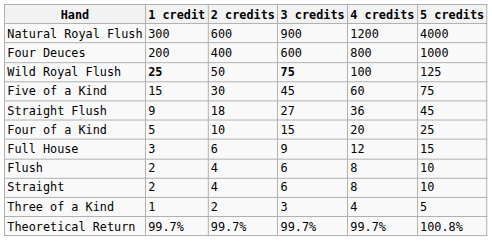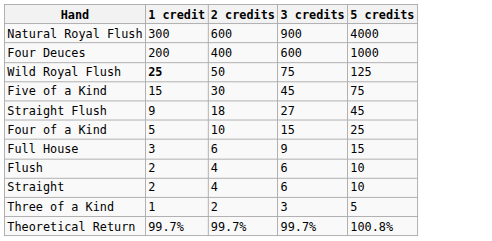- column: (382, 14)
(288, 72) bold -> (288, 72) normal
